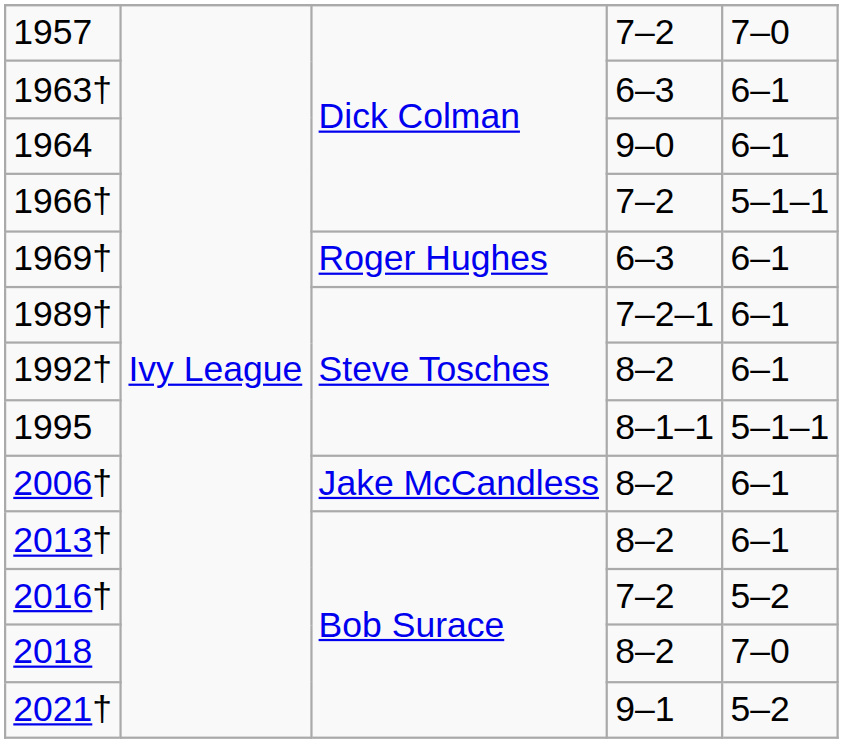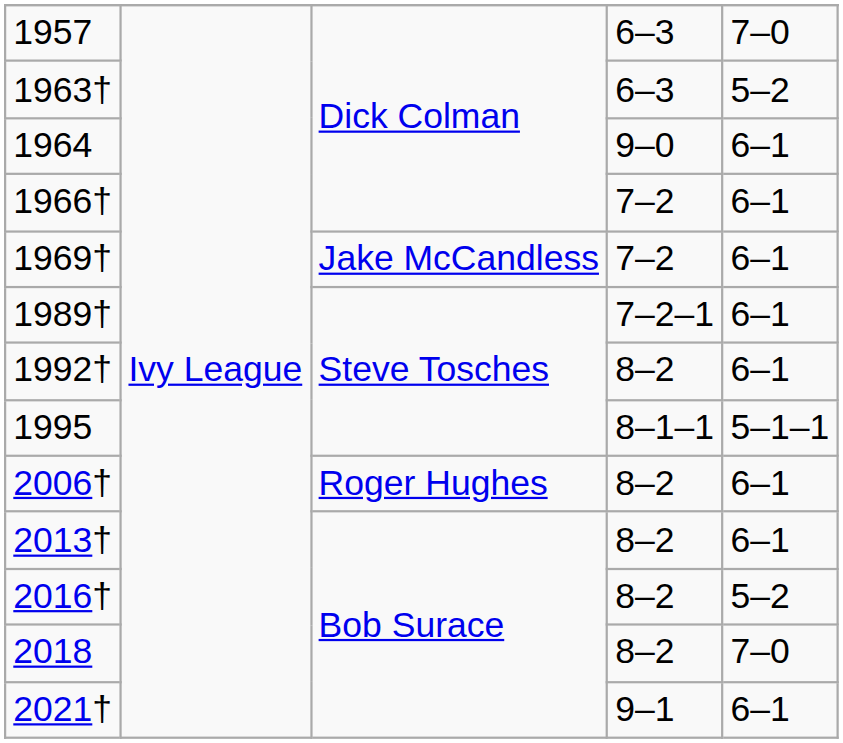(645, 32) 7–2 -> (645, 32) 6–3
(760, 88) 6–1 -> (760, 88) 5–2
(780, 201) 5–1–1 -> (760, 201) 6–1
(433, 257) Roger Hughes -> (459, 257) Jake McCandless
(645, 257) 6–3 -> (645, 257) 7–2
(459, 483) Jake McCandless -> (433, 483) Roger Hughes
(645, 595) 7–2 -> (645, 595) 8–2
(760, 708) 5–2 -> (760, 708) 6–1
